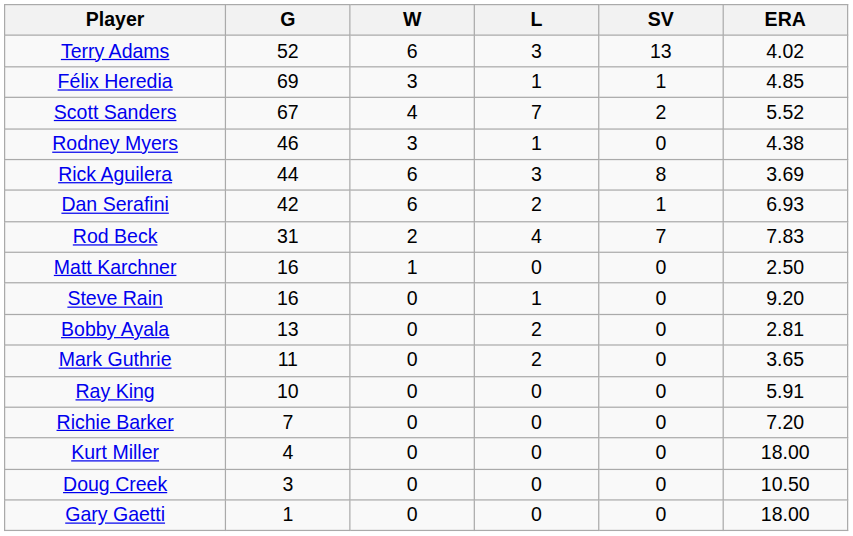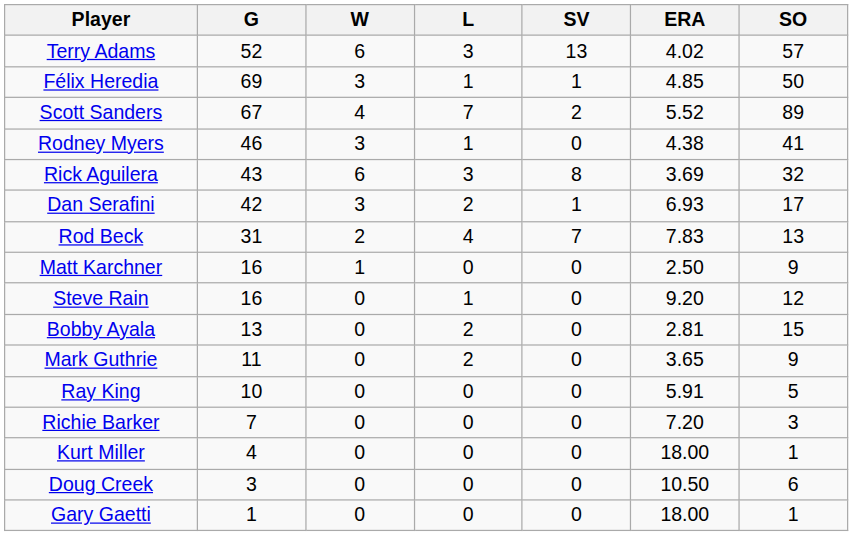+ column: (793, 19)
(288, 174) 44 -> (251, 174) 43
(412, 205) 6 -> (360, 205) 3
